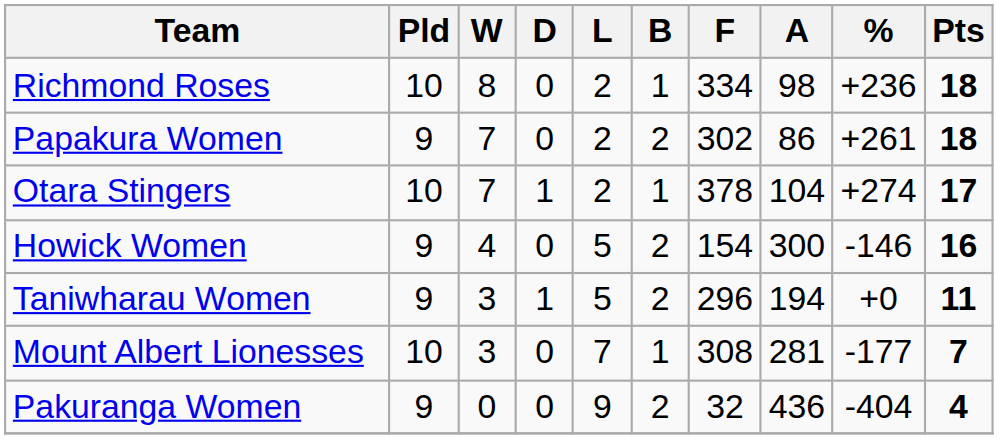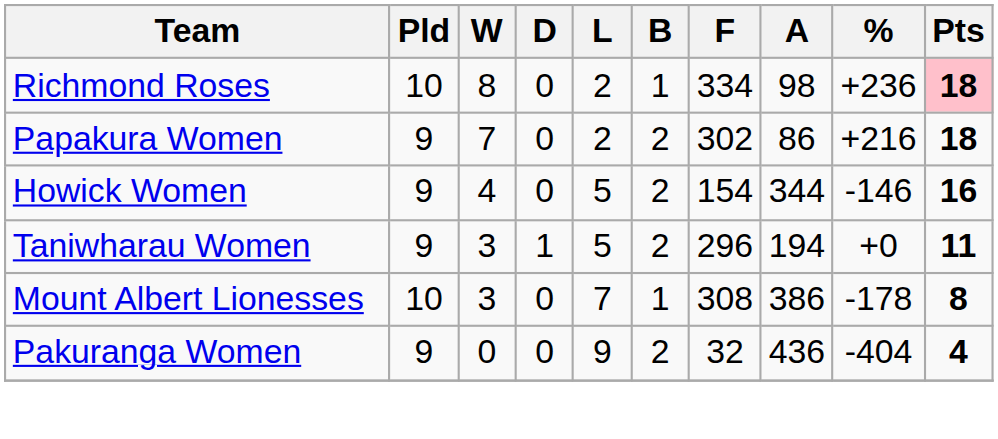(958, 84) no background -> (958, 84) pink background
(879, 138) +261 -> (879, 138) +216
- row: (122, 191)
(797, 245) 300 -> (797, 191) 344
(797, 352) 281 -> (797, 298) 386
(879, 352) -177 -> (879, 298) -178
(958, 352) 7 -> (958, 298) 8
